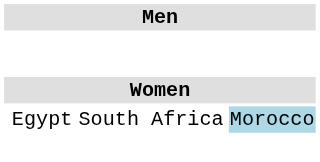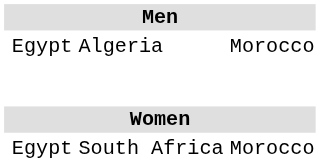+ row: (42, 47)
(272, 120) lightblue background -> (272, 149) no background
